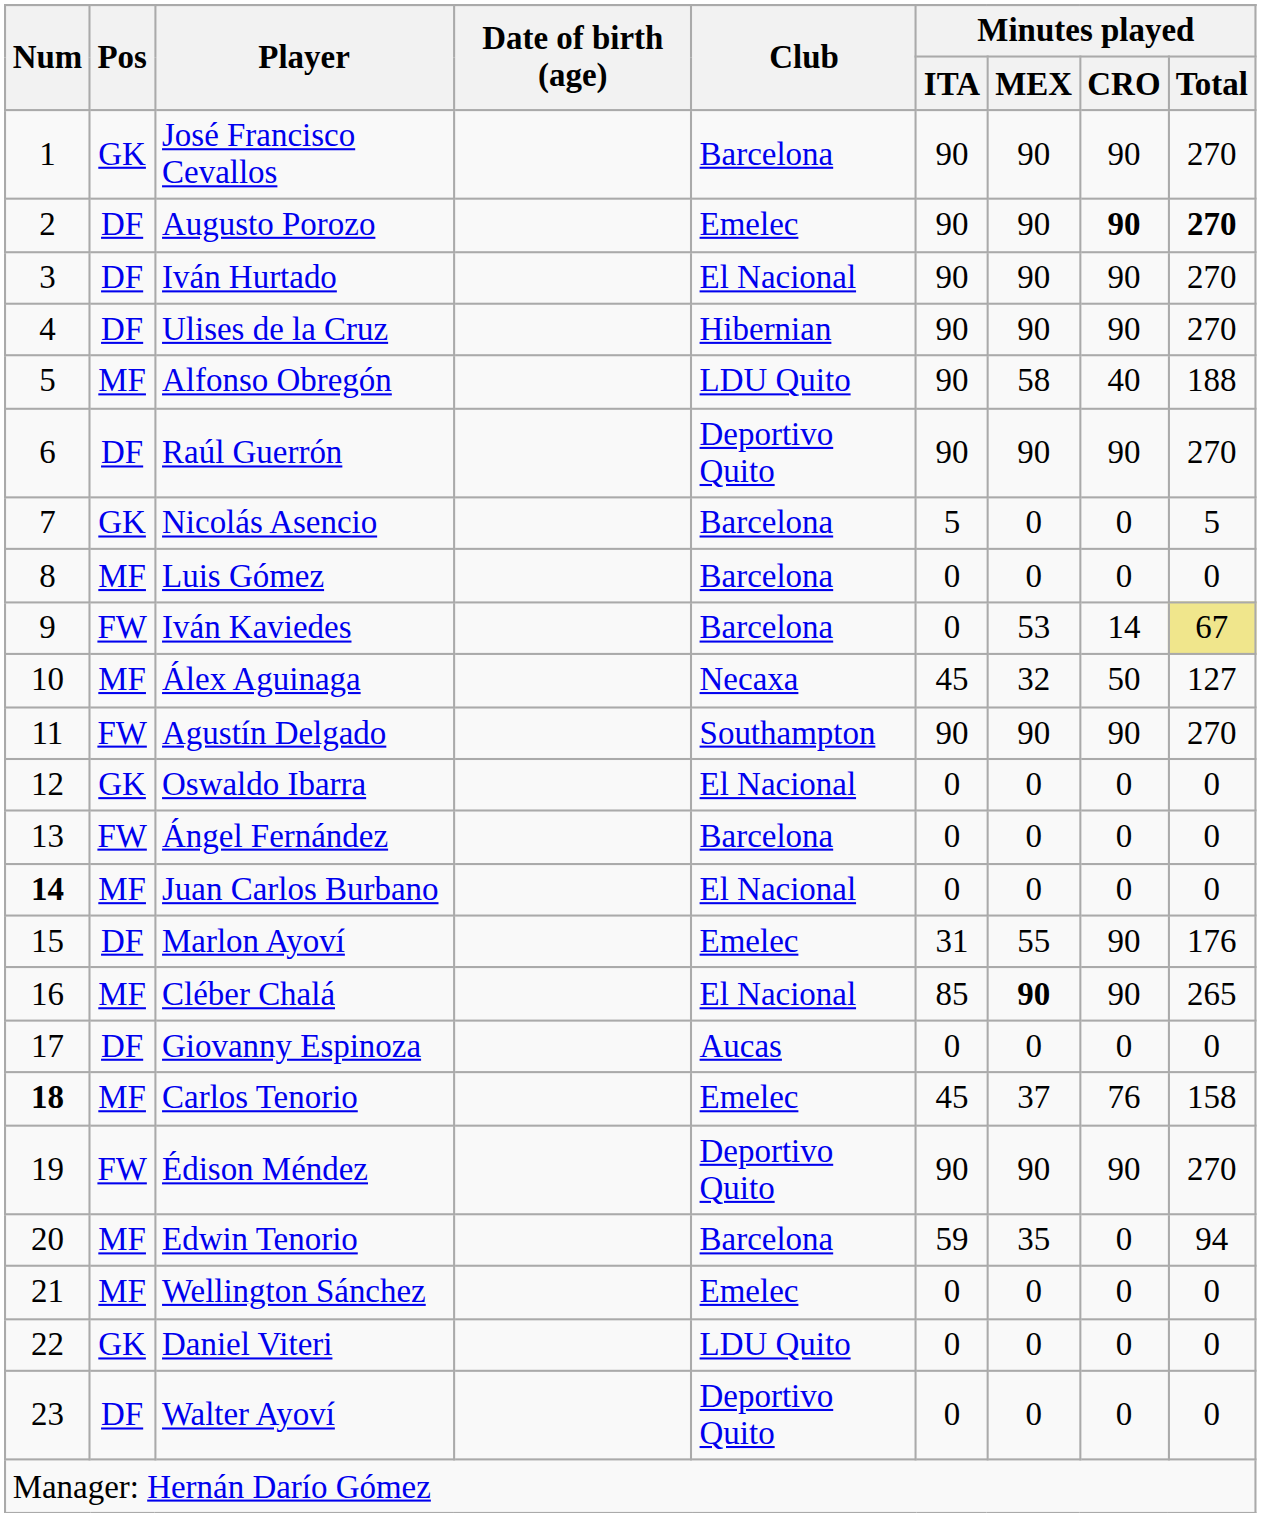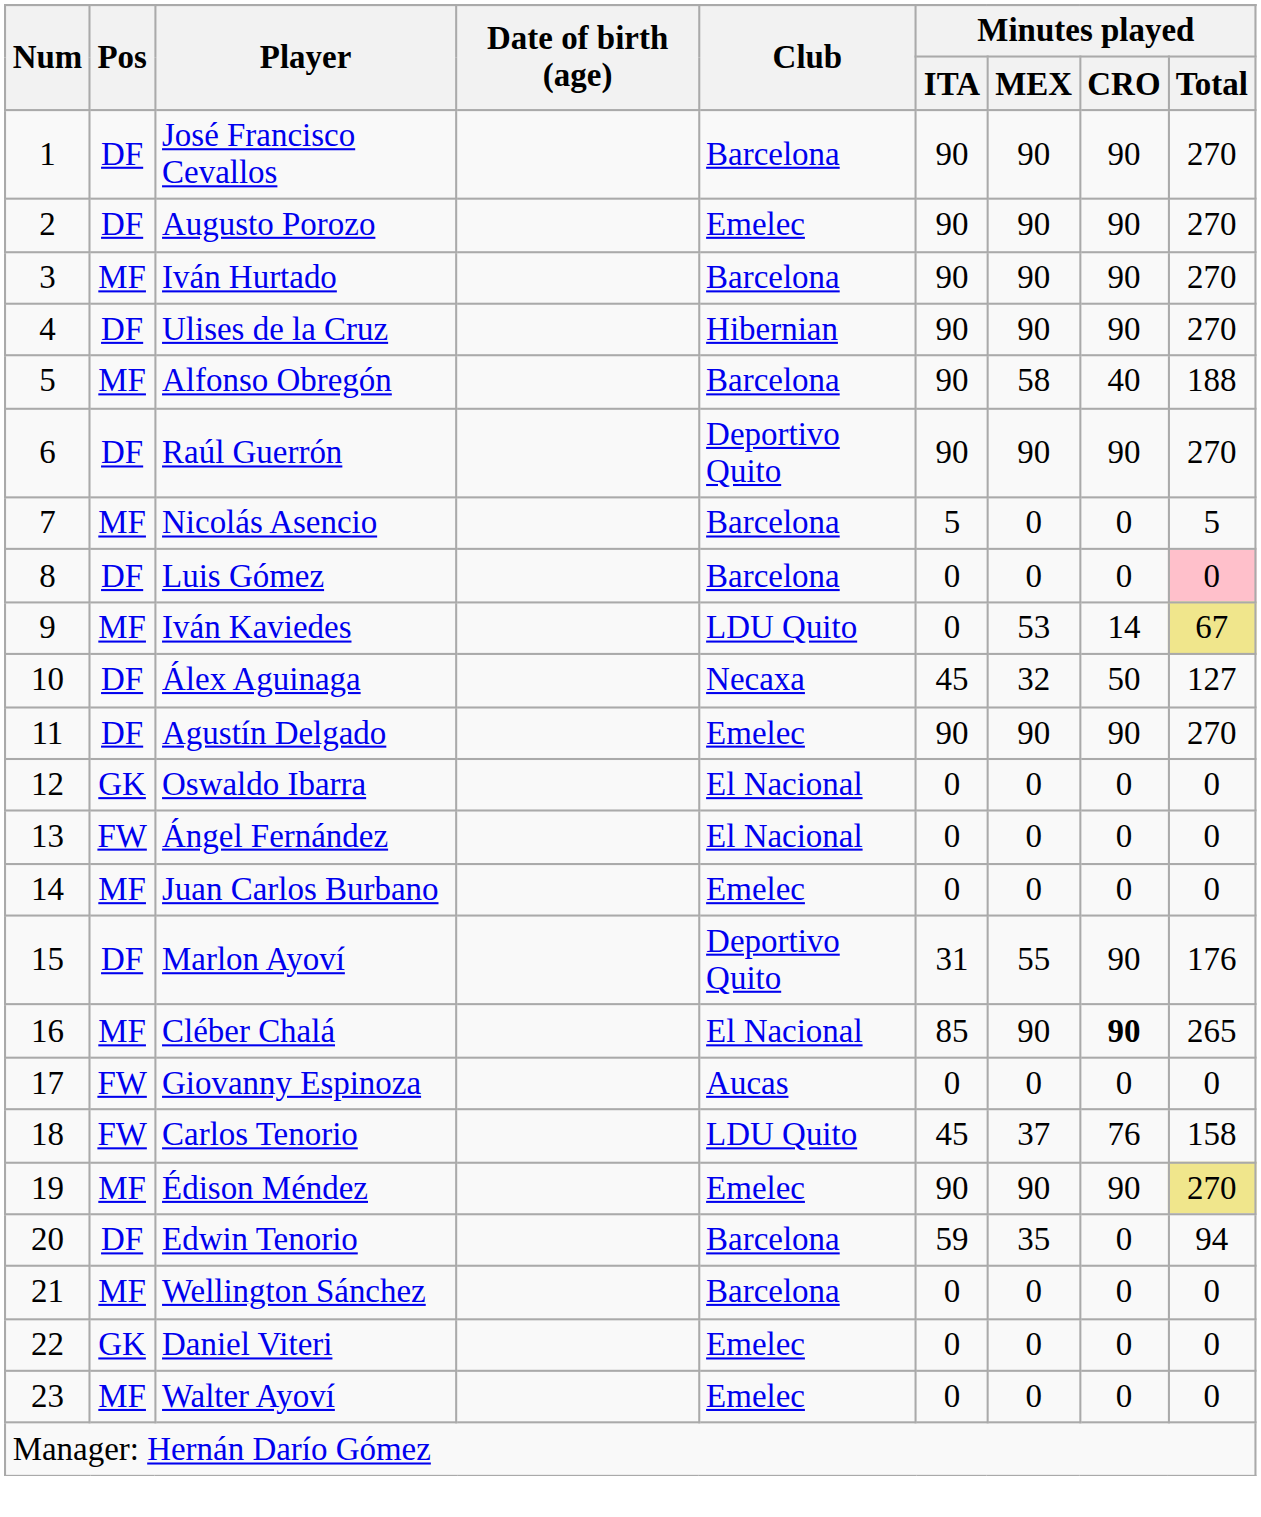(122, 153) GK -> (122, 153) DF
(1124, 224) bold -> (1124, 224) normal
(1212, 224) bold -> (1212, 224) normal
(122, 276) DF -> (122, 276) MF
(778, 276) El Nacional -> (773, 276) Barcelona
(775, 381) LDU Quito -> (773, 381) Barcelona
(122, 522) GK -> (122, 522) MF
(122, 575) MF -> (122, 575) DF
(1212, 575) no background -> (1212, 575) pink background
(122, 627) FW -> (122, 627) MF
(766, 627) Barcelona -> (782, 627) LDU Quito
(122, 679) MF -> (122, 679) DF
(122, 732) FW -> (122, 732) DF
(787, 732) Southampton -> (756, 732) Emelec
(766, 836) Barcelona -> (784, 836) El Nacional
(47, 888) bold -> (47, 888) normal
(778, 888) El Nacional -> (756, 888) Emelec
(749, 941) Emelec -> (773, 959) Deportivo Quito
(1034, 993) bold -> (1034, 1030) normal
(1124, 993) normal -> (1124, 1030) bold
(122, 1045) DF -> (122, 1082) FW
(47, 1097) bold -> (47, 1135) normal
(122, 1097) MF -> (122, 1135) FW
(749, 1097) Emelec -> (782, 1135) LDU Quito
(122, 1168) FW -> (122, 1187) MF
(766, 1168) Deportivo Quito -> (756, 1187) Emelec
(1212, 1168) no background -> (1212, 1187) khaki background
(122, 1239) MF -> (122, 1239) DF
(749, 1291) Emelec -> (773, 1291) Barcelona
(775, 1344) LDU Quito -> (756, 1344) Emelec
(122, 1414) DF -> (122, 1396) MF
(766, 1414) Deportivo Quito -> (756, 1396) Emelec
